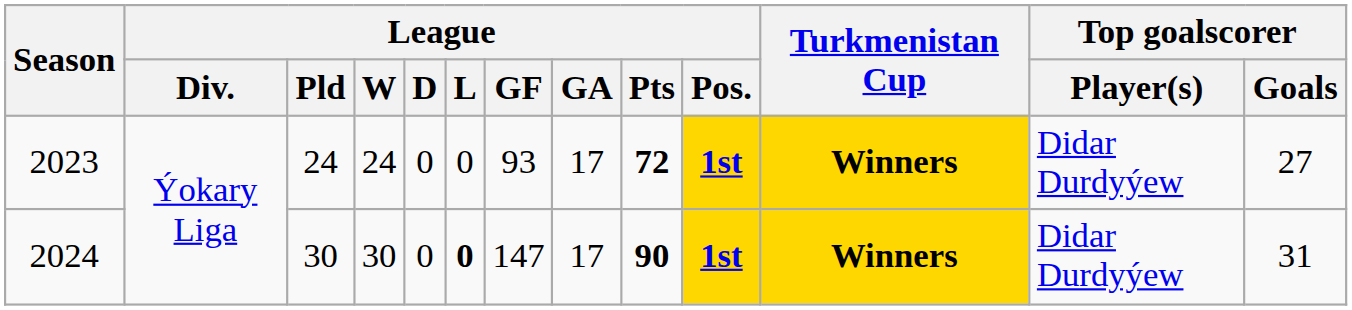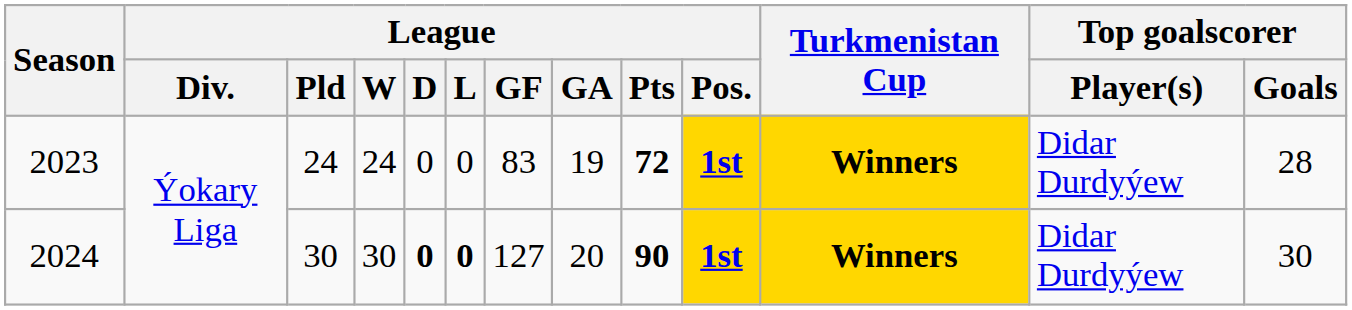(519, 161) 93 -> (519, 161) 83
(587, 161) 17 -> (587, 161) 19
(1295, 161) 27 -> (1295, 161) 28
(425, 255) normal -> (425, 255) bold
(519, 255) 147 -> (519, 255) 127
(587, 255) 17 -> (587, 255) 20
(1295, 255) 31 -> (1295, 255) 30
